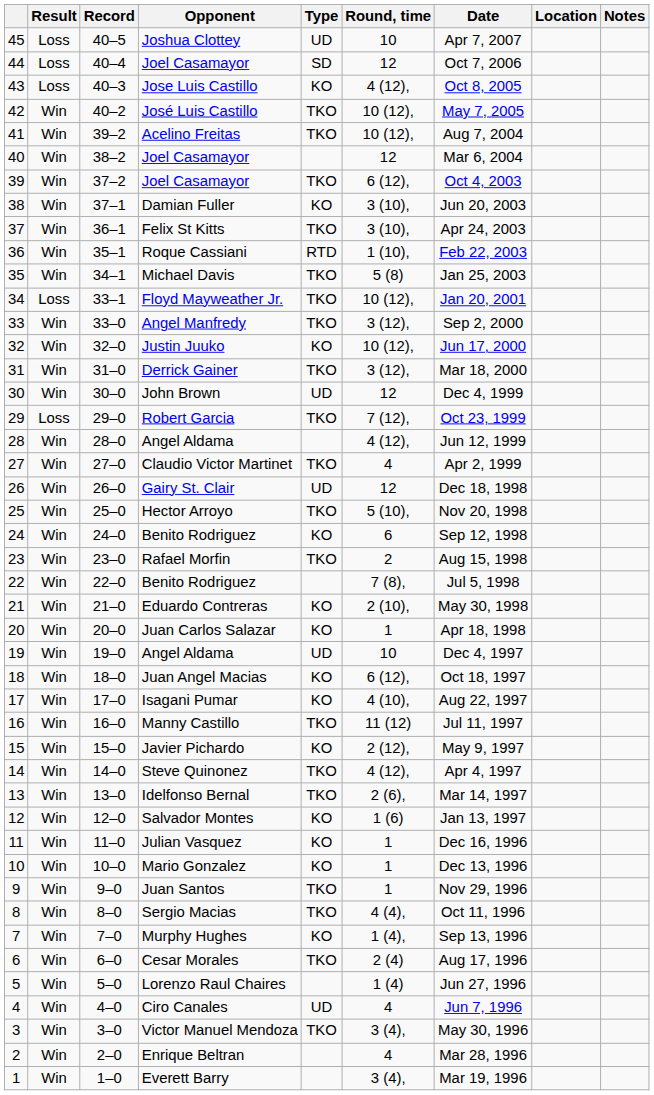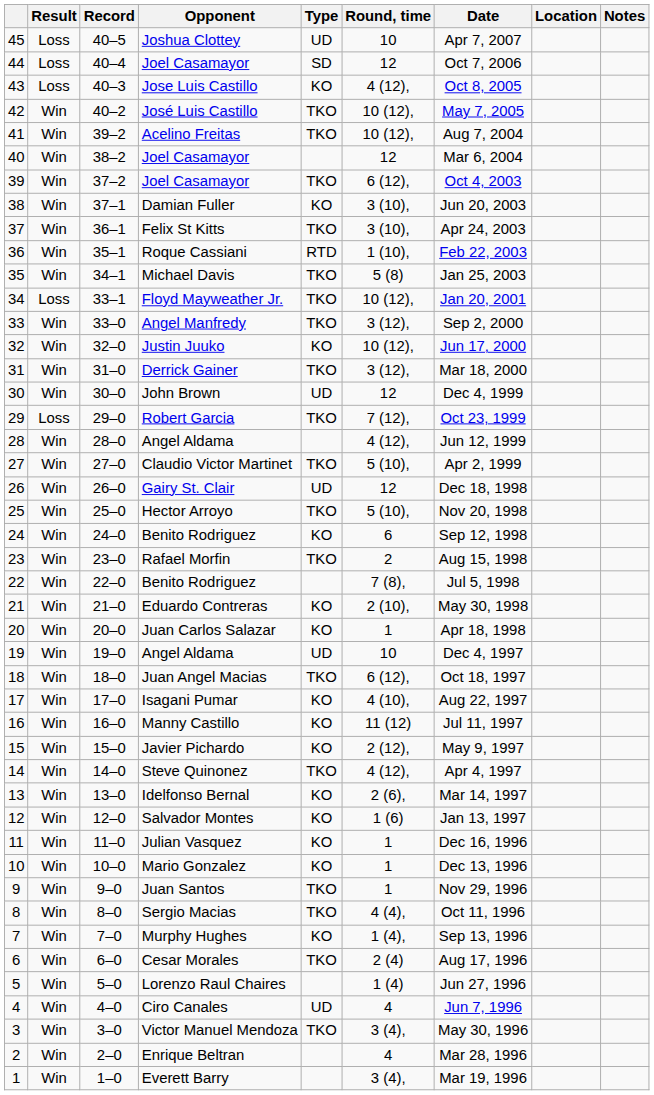(388, 464) 4 -> (388, 464) 5 (10),
(321, 677) KO -> (321, 677) TKO
(321, 724) TKO -> (321, 724) KO
(321, 795) TKO -> (321, 795) KO
